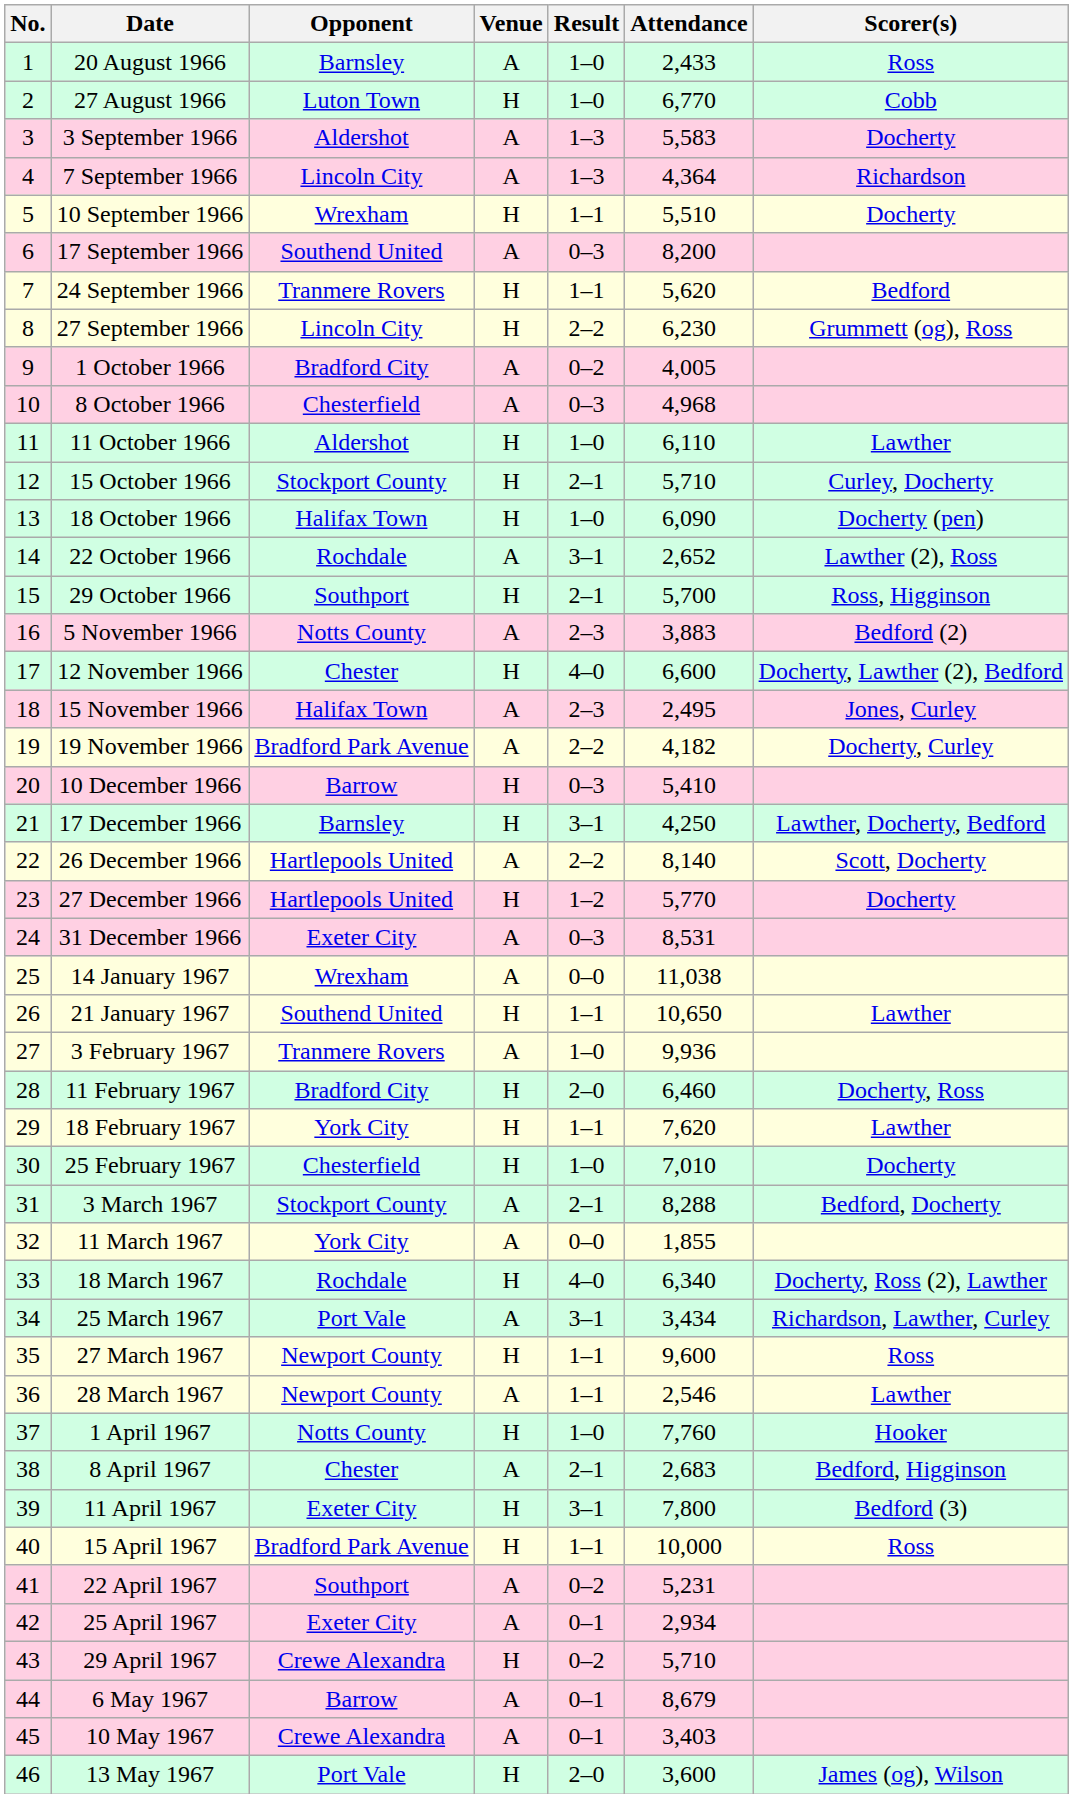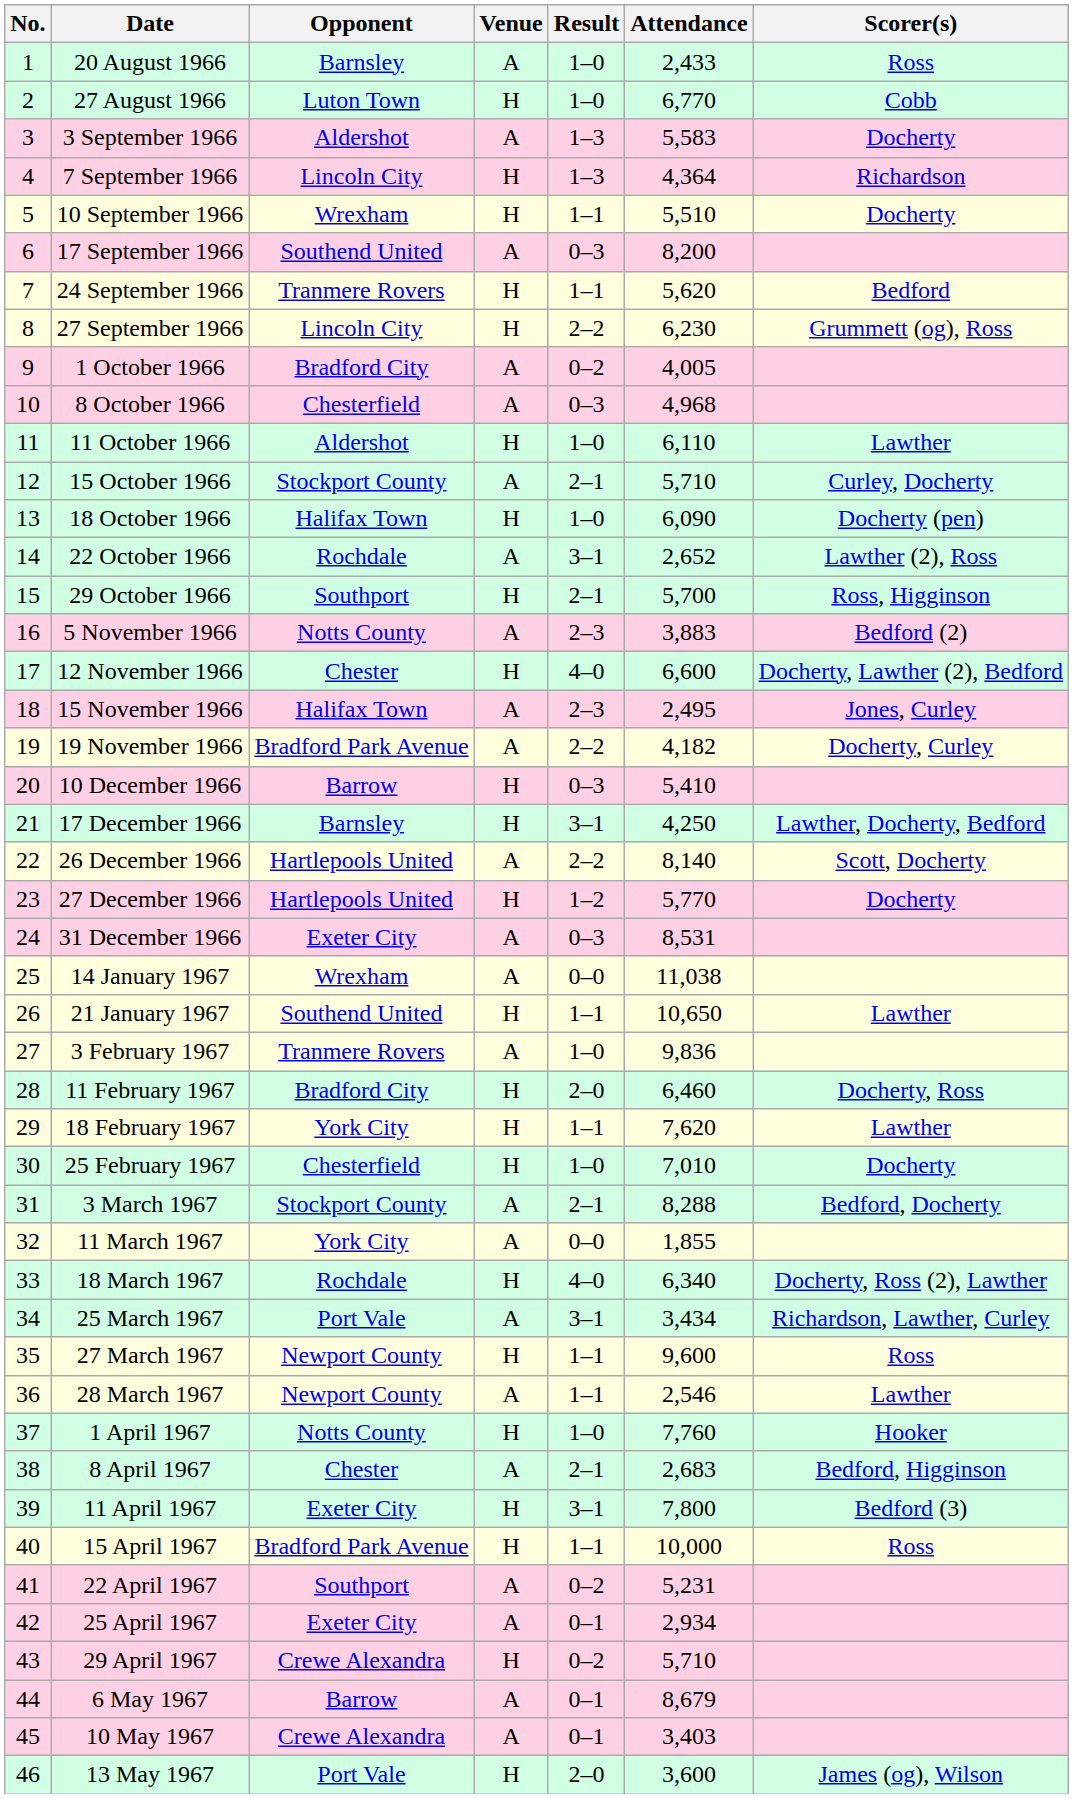(511, 175) A -> (511, 175) H
(511, 480) H -> (511, 480) A
(689, 1051) 9,936 -> (689, 1051) 9,836
